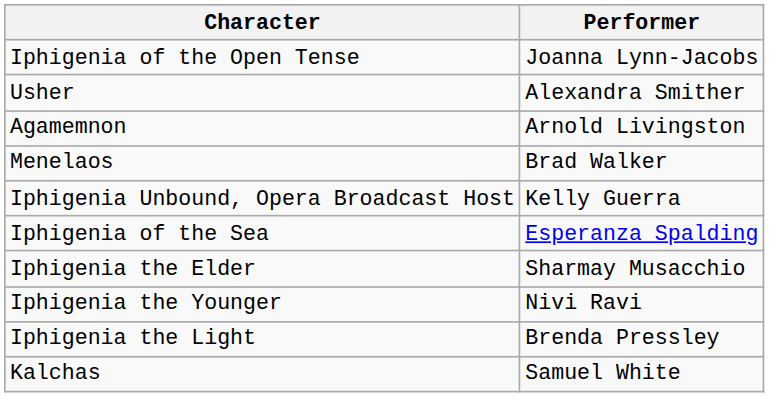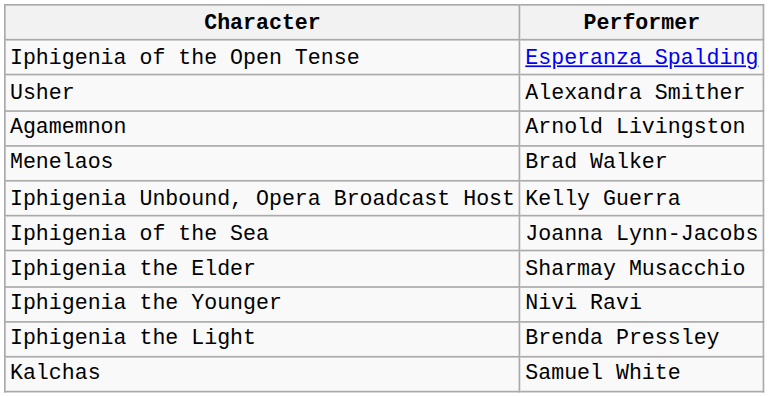(642, 58) Joanna Lynn-Jacobs -> (642, 58) Esperanza Spalding
(642, 233) Esperanza Spalding -> (642, 233) Joanna Lynn-Jacobs
